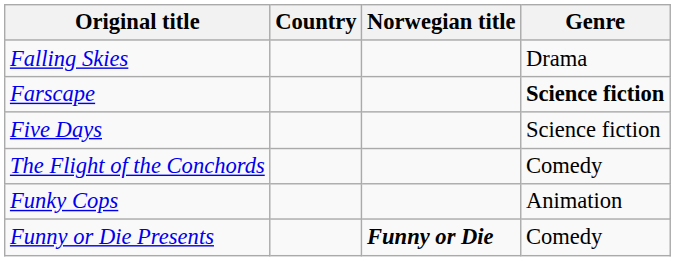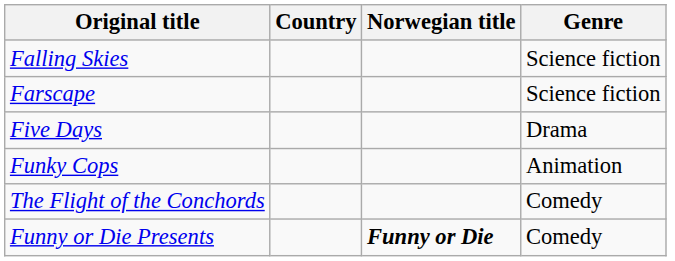(557, 58) Drama -> (593, 58) Science fiction
(595, 93) bold -> (593, 93) normal
(593, 129) Science fiction -> (557, 129) Drama
rows swapped: (137, 165) <-> (64, 201)
